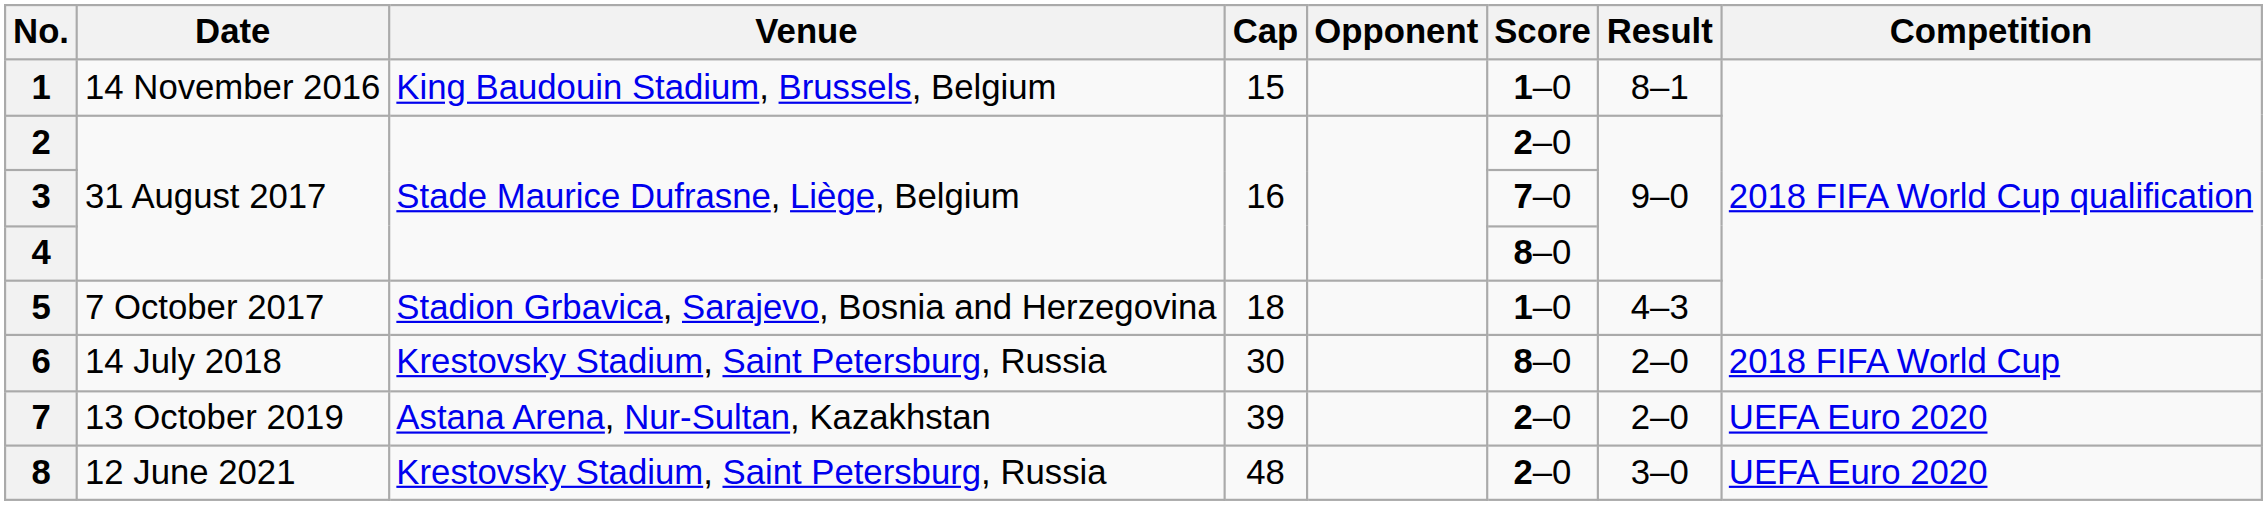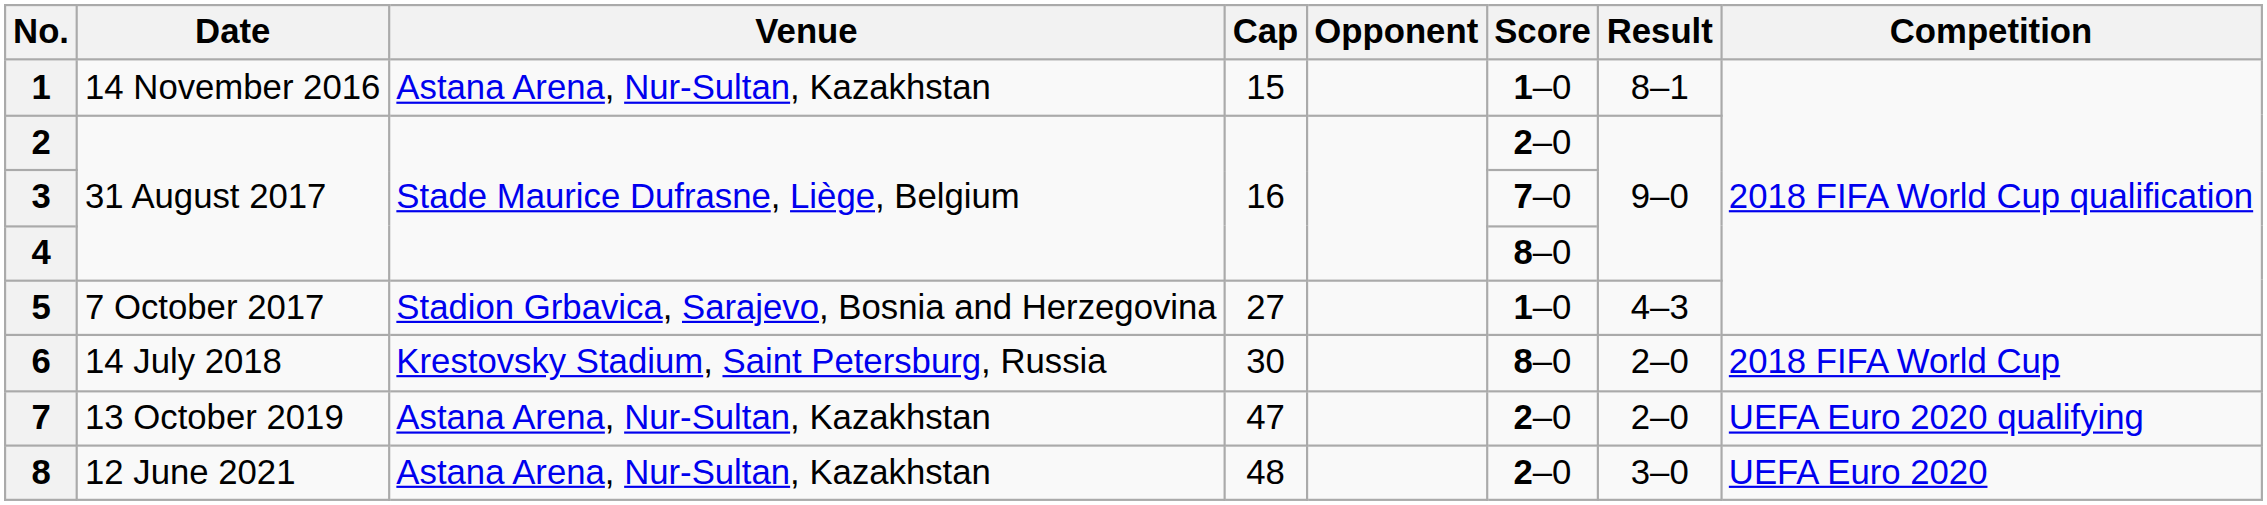(726, 87) King Baudouin Stadium, Brussels, Belgium -> (694, 87) Astana Arena, Nur-Sultan, Kazakhstan
(1265, 307) 18 -> (1265, 307) 27
(1265, 417) 39 -> (1265, 417) 47
(1858, 417) UEFA Euro 2020 -> (1936, 417) UEFA Euro 2020 qualifying
(751, 472) Krestovsky Stadium, Saint Petersburg, Russia -> (694, 472) Astana Arena, Nur-Sultan, Kazakhstan
